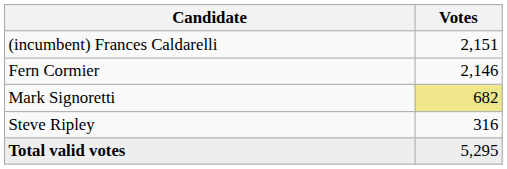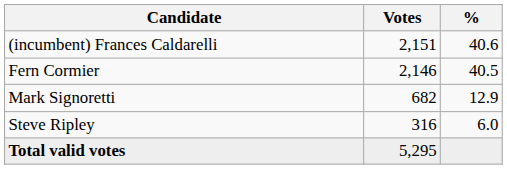+ column: (471, 17)
(486, 97) khaki background -> (424, 97) no background
